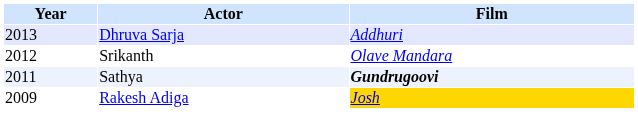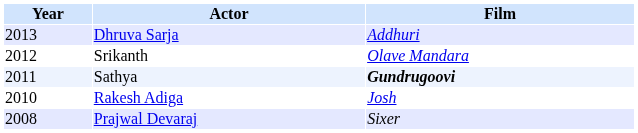(21, 98) 2009 -> (21, 98) 2010
(365, 98) gold background -> (382, 98) no background
+ row: (146, 118)
